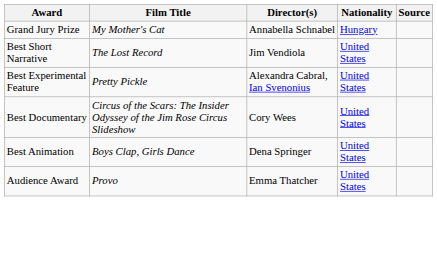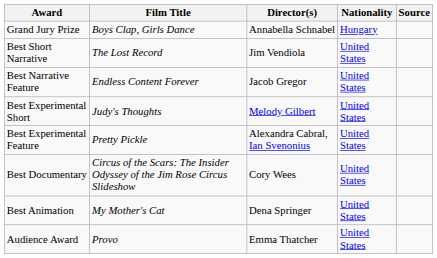(128, 30) My Mother's Cat -> (143, 30) Boys Clap, Girls Dance
+ row: (38, 82)
+ row: (47, 111)
(143, 152) Boys Clap, Girls Dance -> (128, 210) My Mother's Cat
